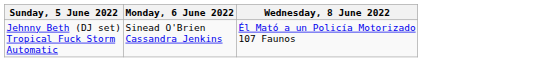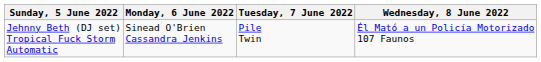+ column: (296, 12)
